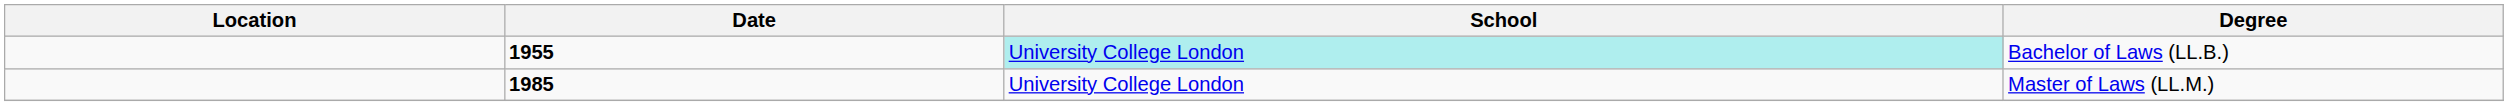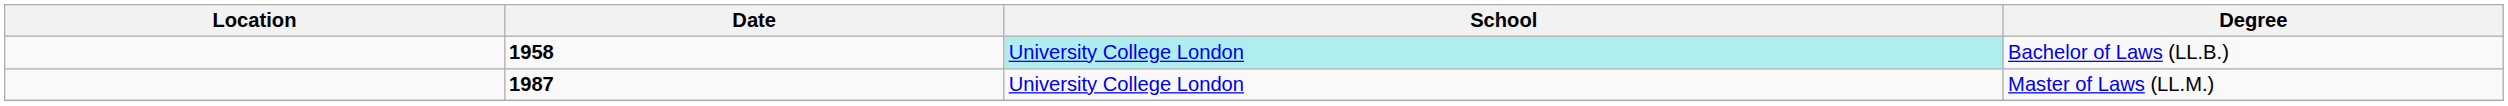(531, 52) 1955 -> (531, 52) 1958
(531, 84) 1985 -> (531, 84) 1987
